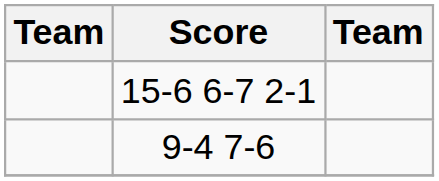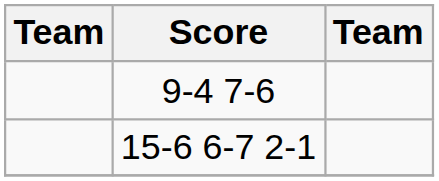rows swapped: (218, 89) <-> (218, 146)
